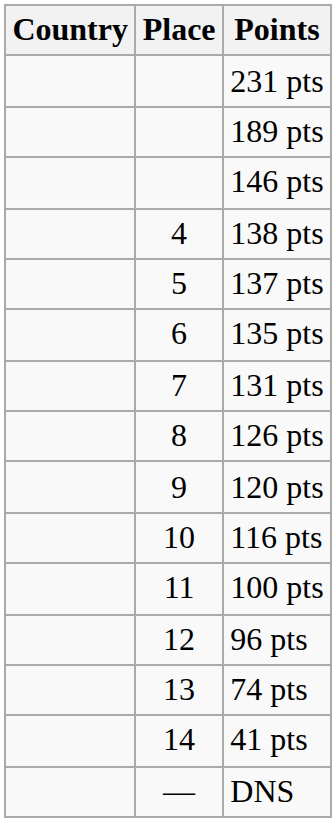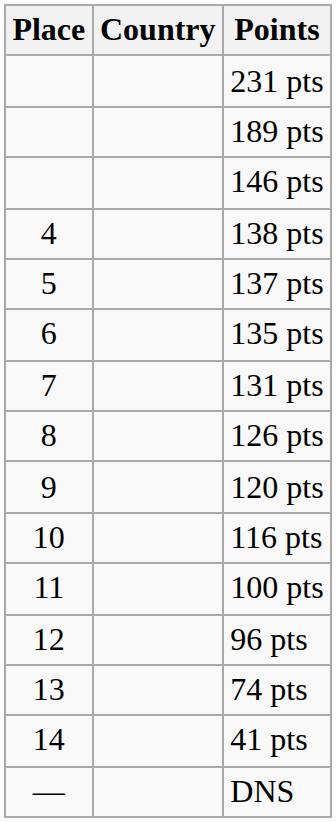columns swapped: (179, 29) <-> (70, 29)
